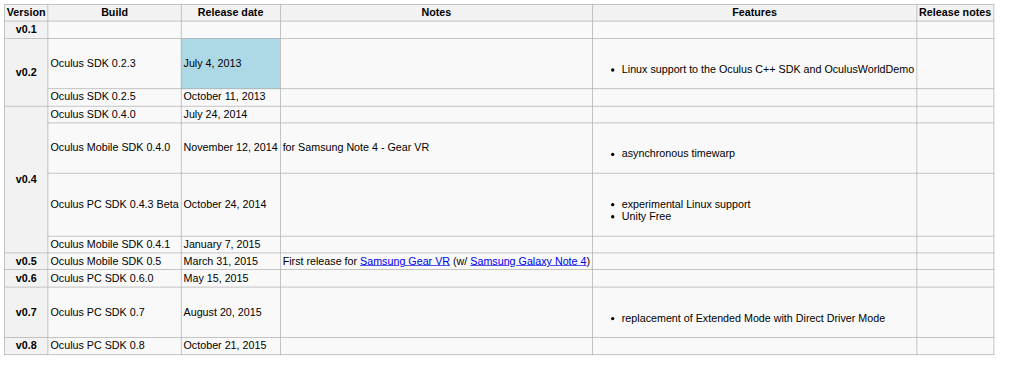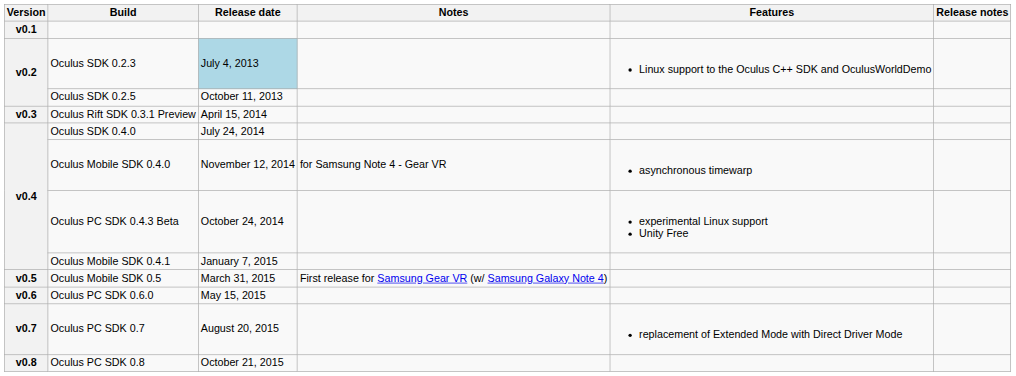+ row: (123, 114)
